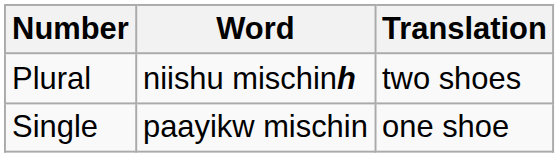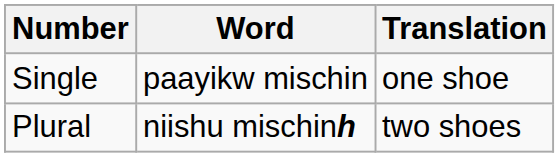rows swapped: (55, 126) <-> (52, 77)
